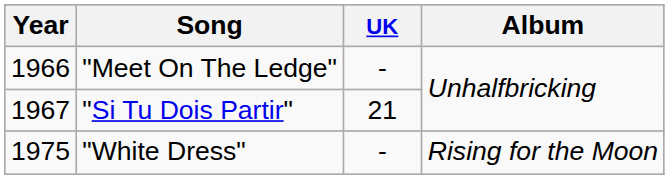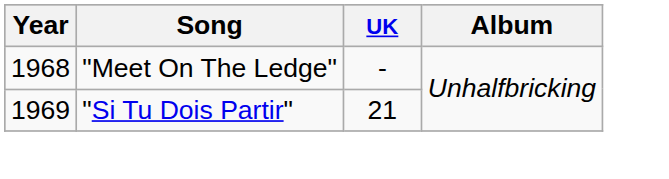(40, 67) 1966 -> (40, 67) 1968
(40, 109) 1967 -> (40, 109) 1969
- row: (164, 151)
